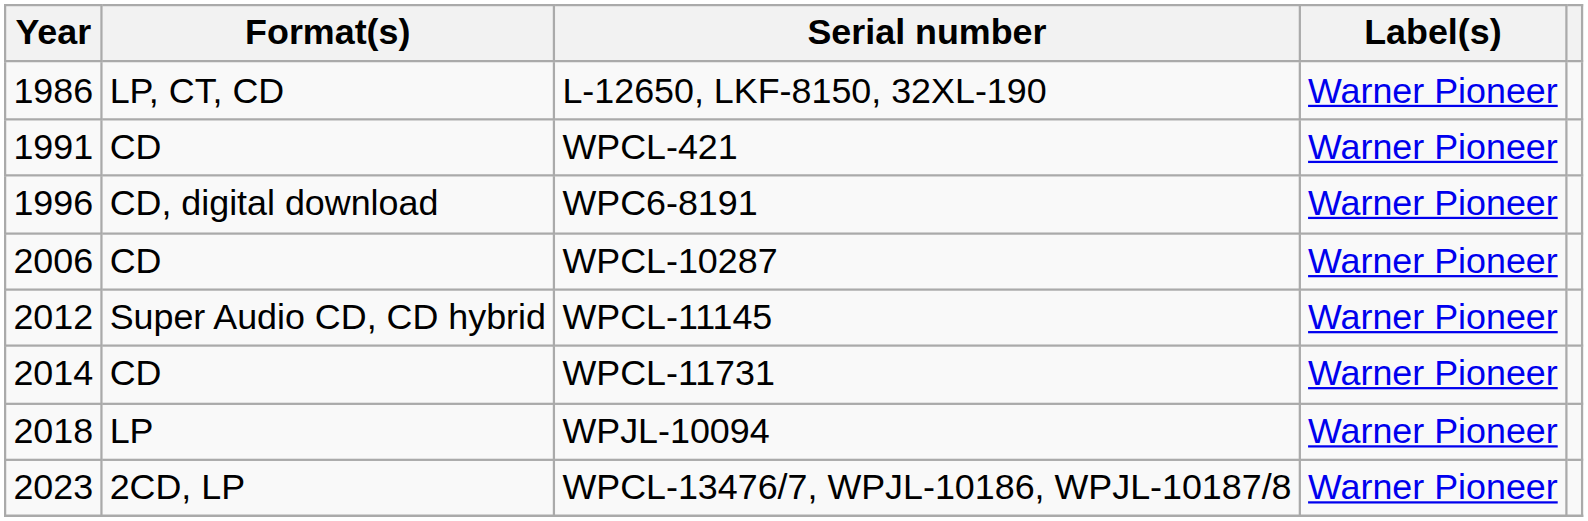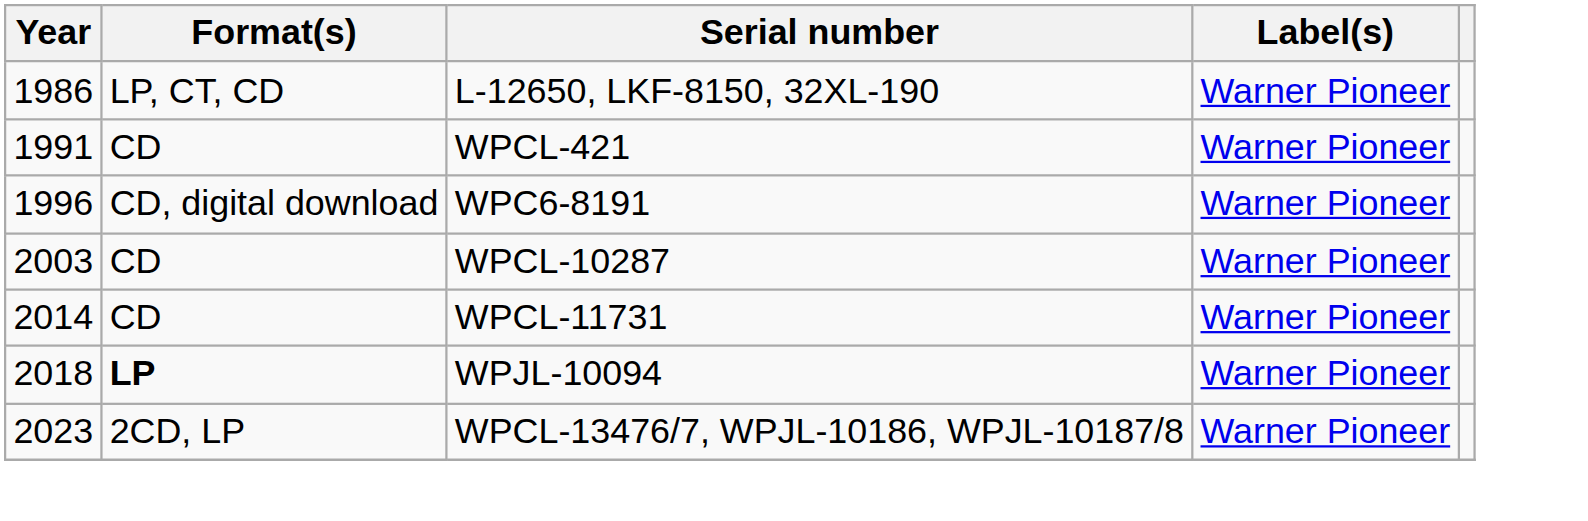(53, 260) 2006 -> (53, 260) 2003
- row: (667, 317)
(132, 430) normal -> (133, 373) bold
